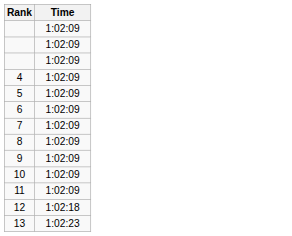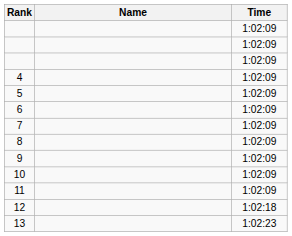+ column: (133, 12)
